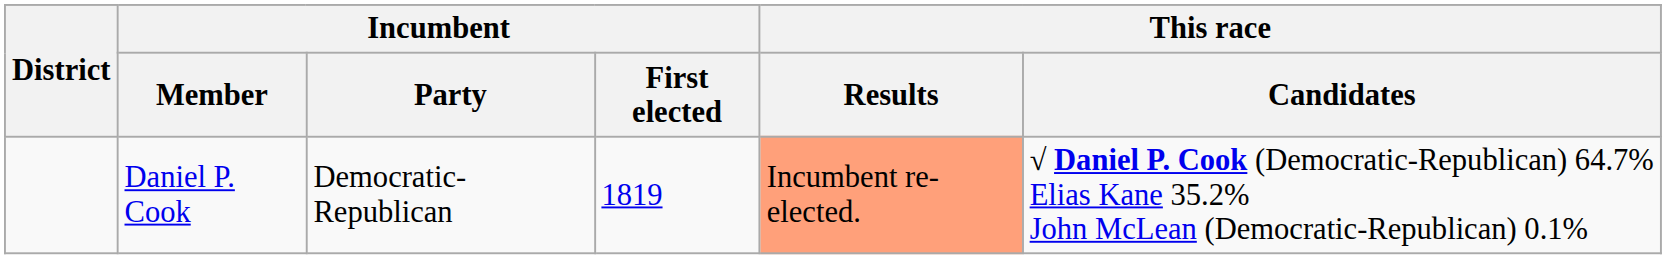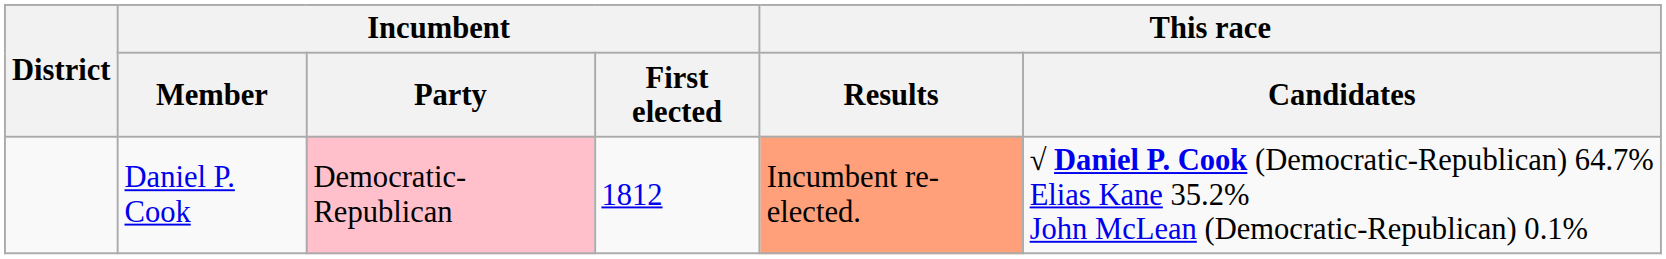(390, 194) no background -> (390, 194) pink background
(632, 194) 1819 -> (632, 194) 1812
